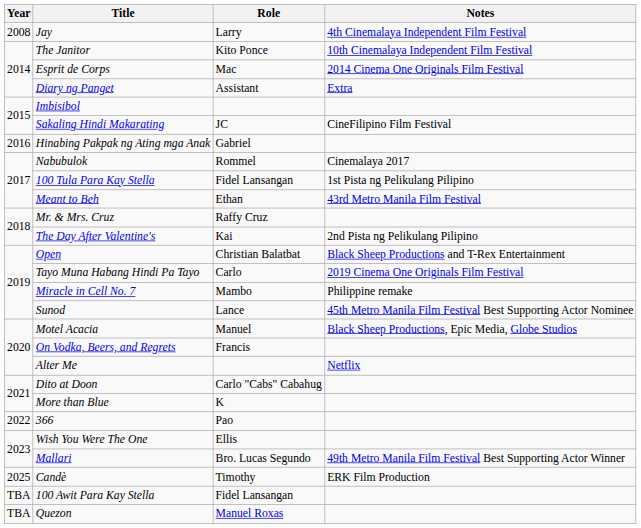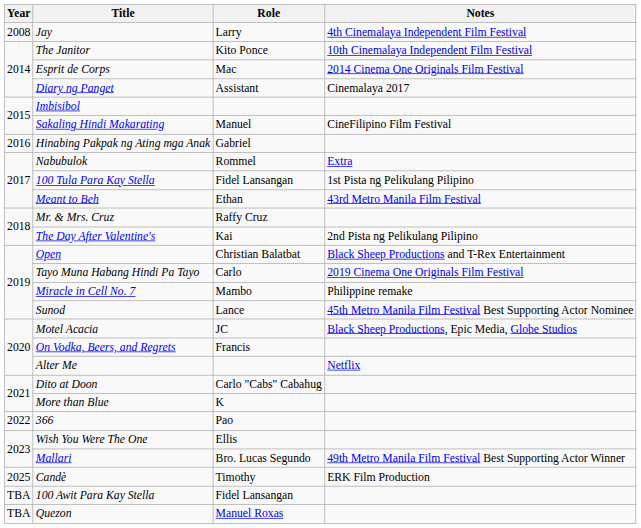(340, 87) Extra -> (368, 87) Cinemalaya 2017
(222, 124) JC -> (233, 124) Manuel
(368, 161) Cinemalaya 2017 -> (340, 161) Extra
(233, 328) Manuel -> (222, 328) JC
